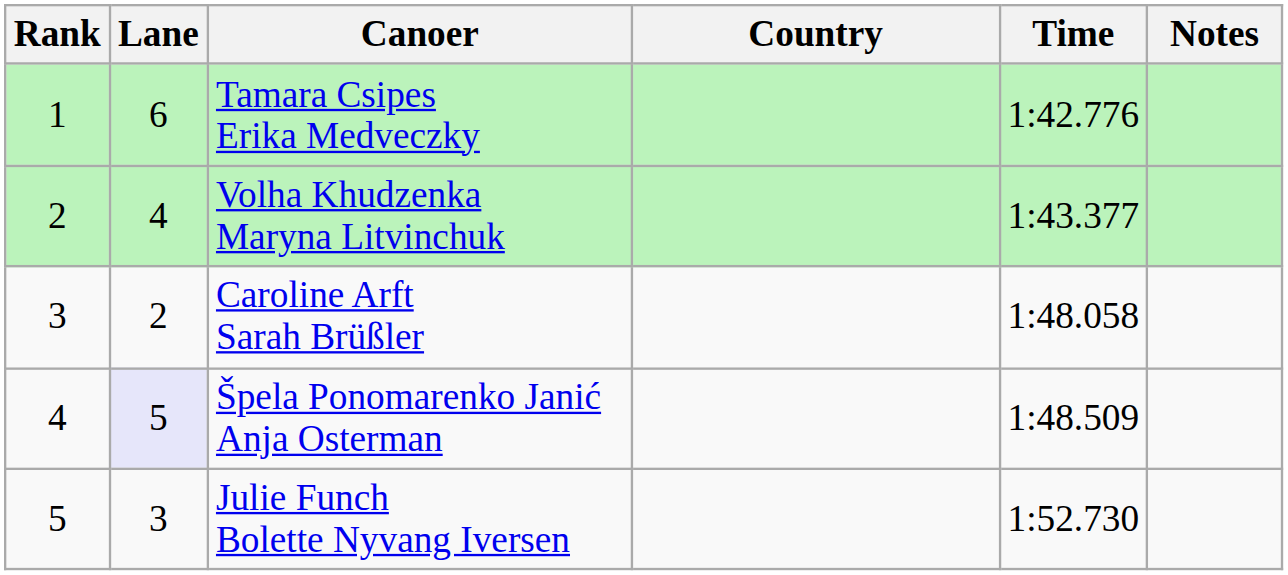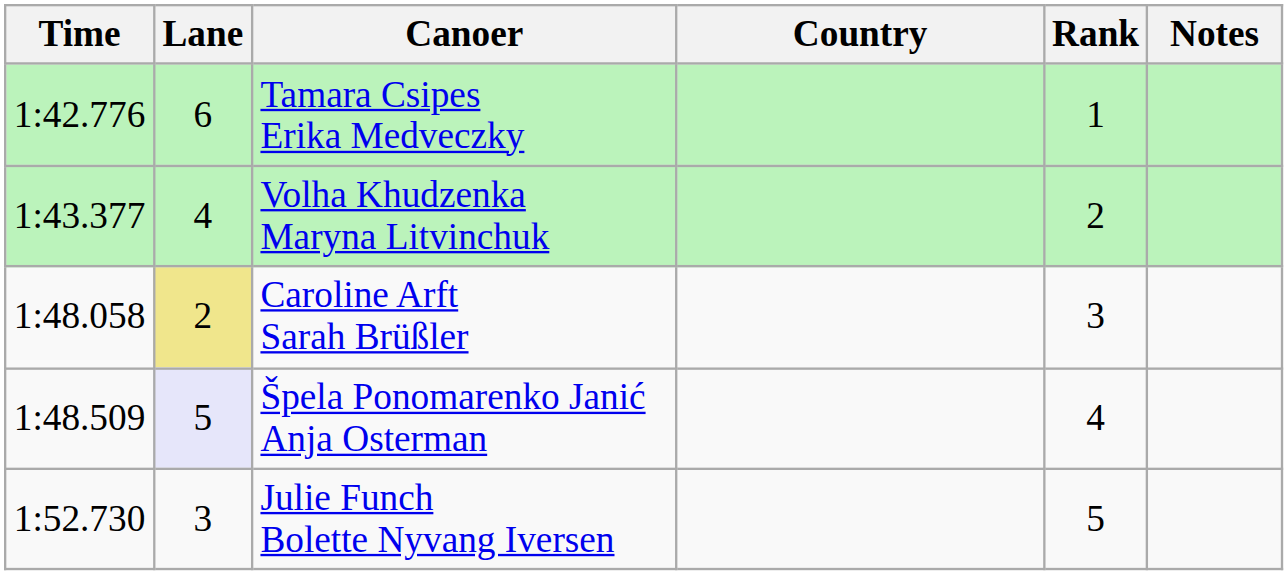columns swapped: (57, 34) <-> (1073, 34)
(158, 316) no background -> (203, 316) khaki background
